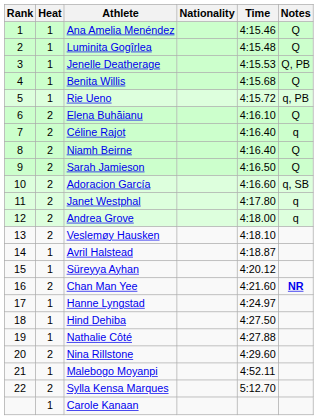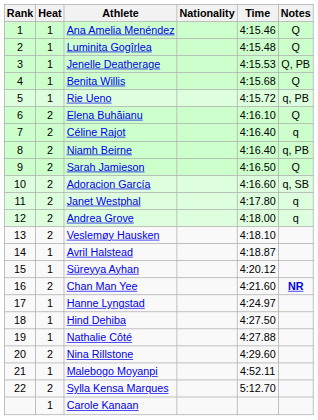(296, 150) Q -> (296, 150) q, PB
